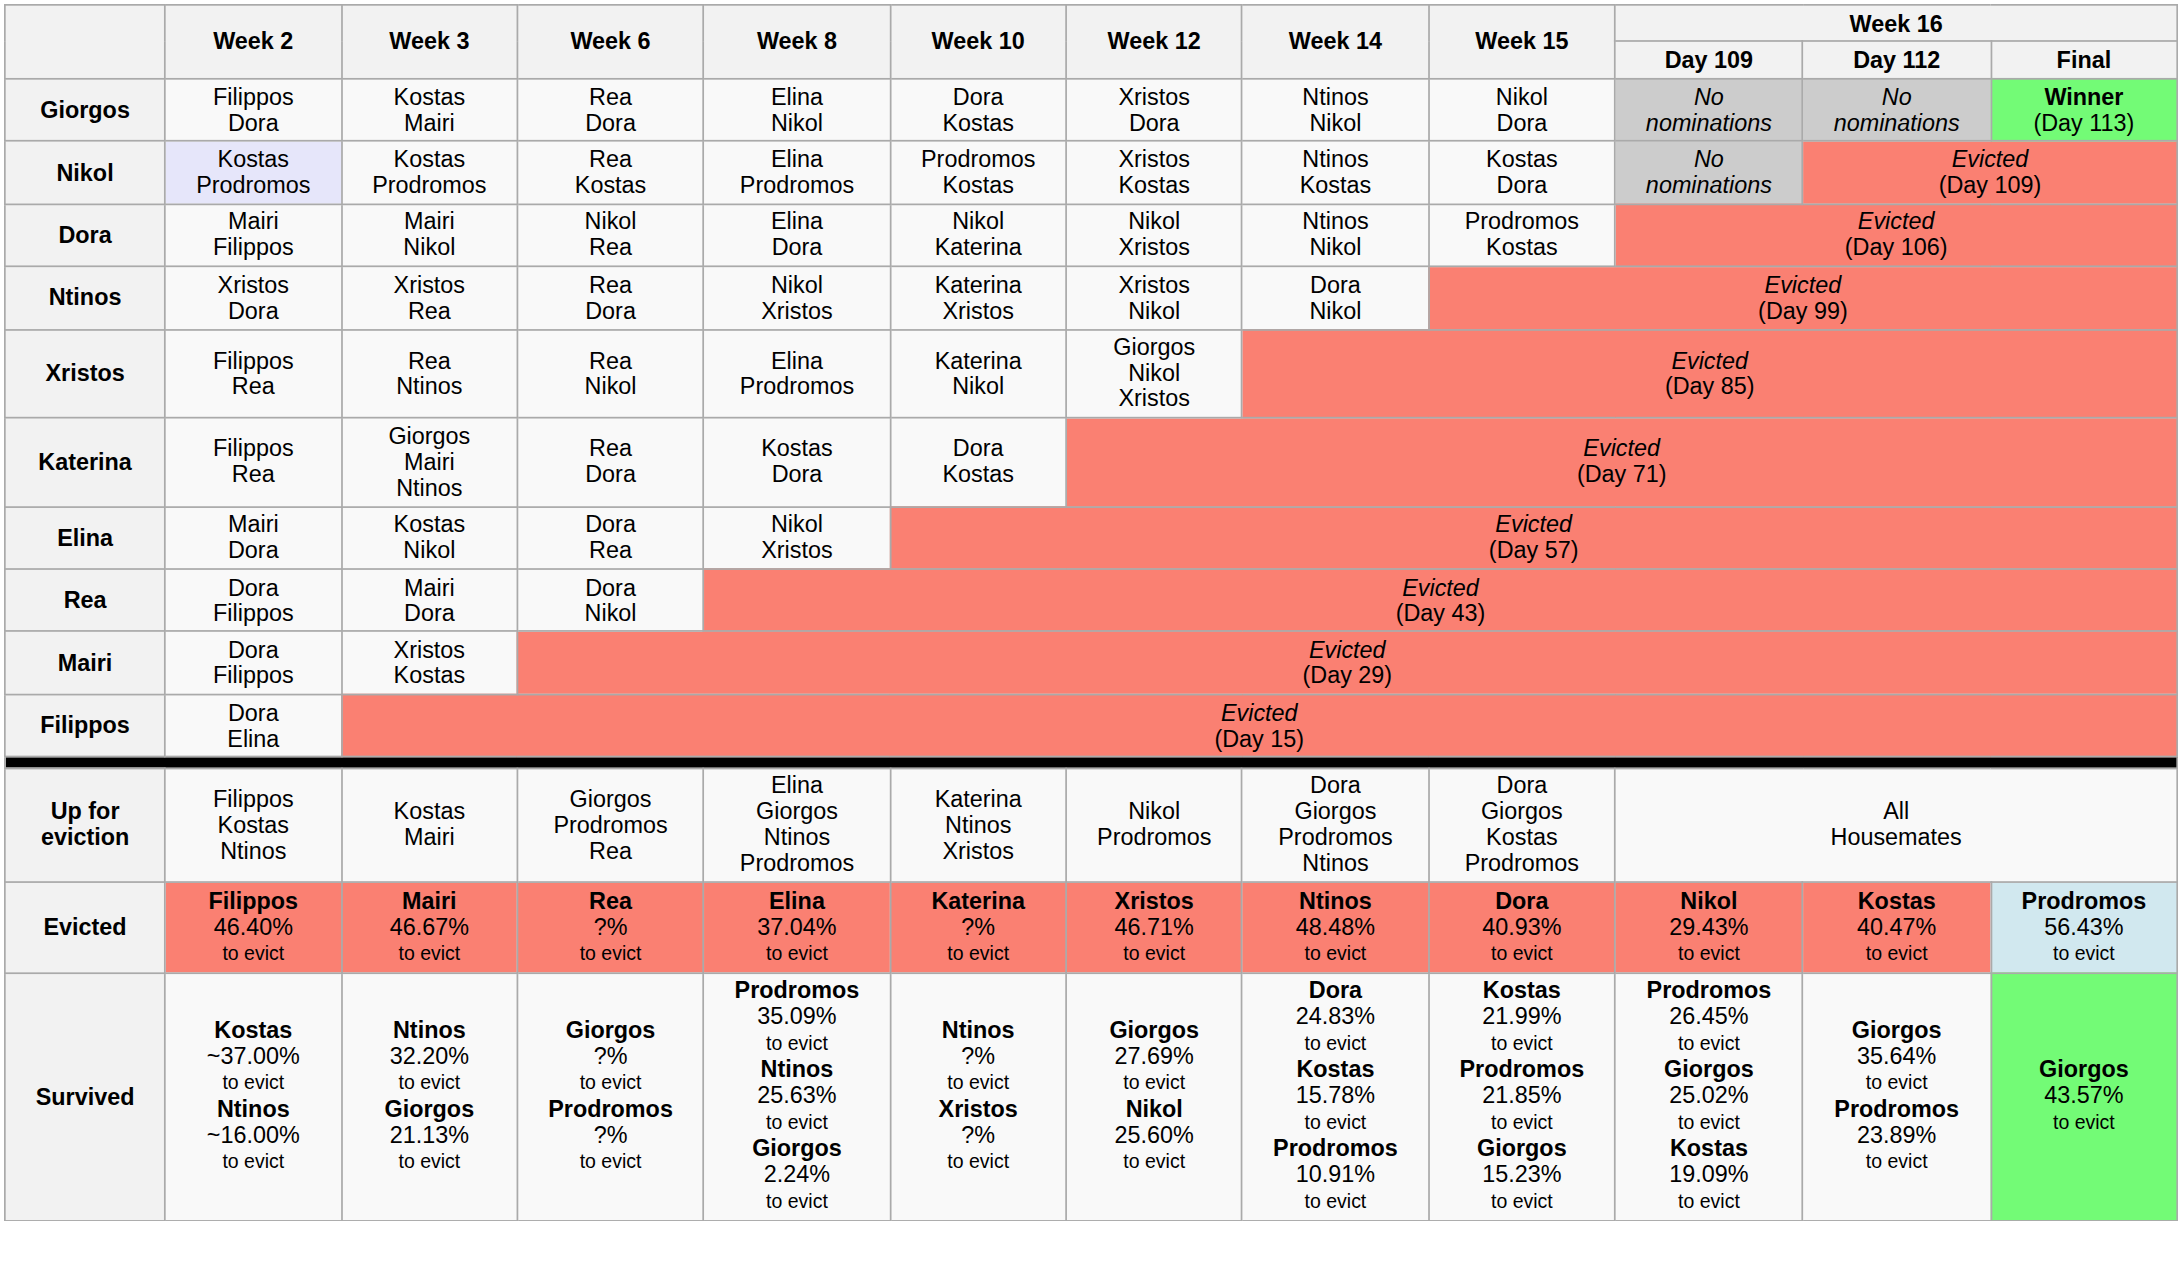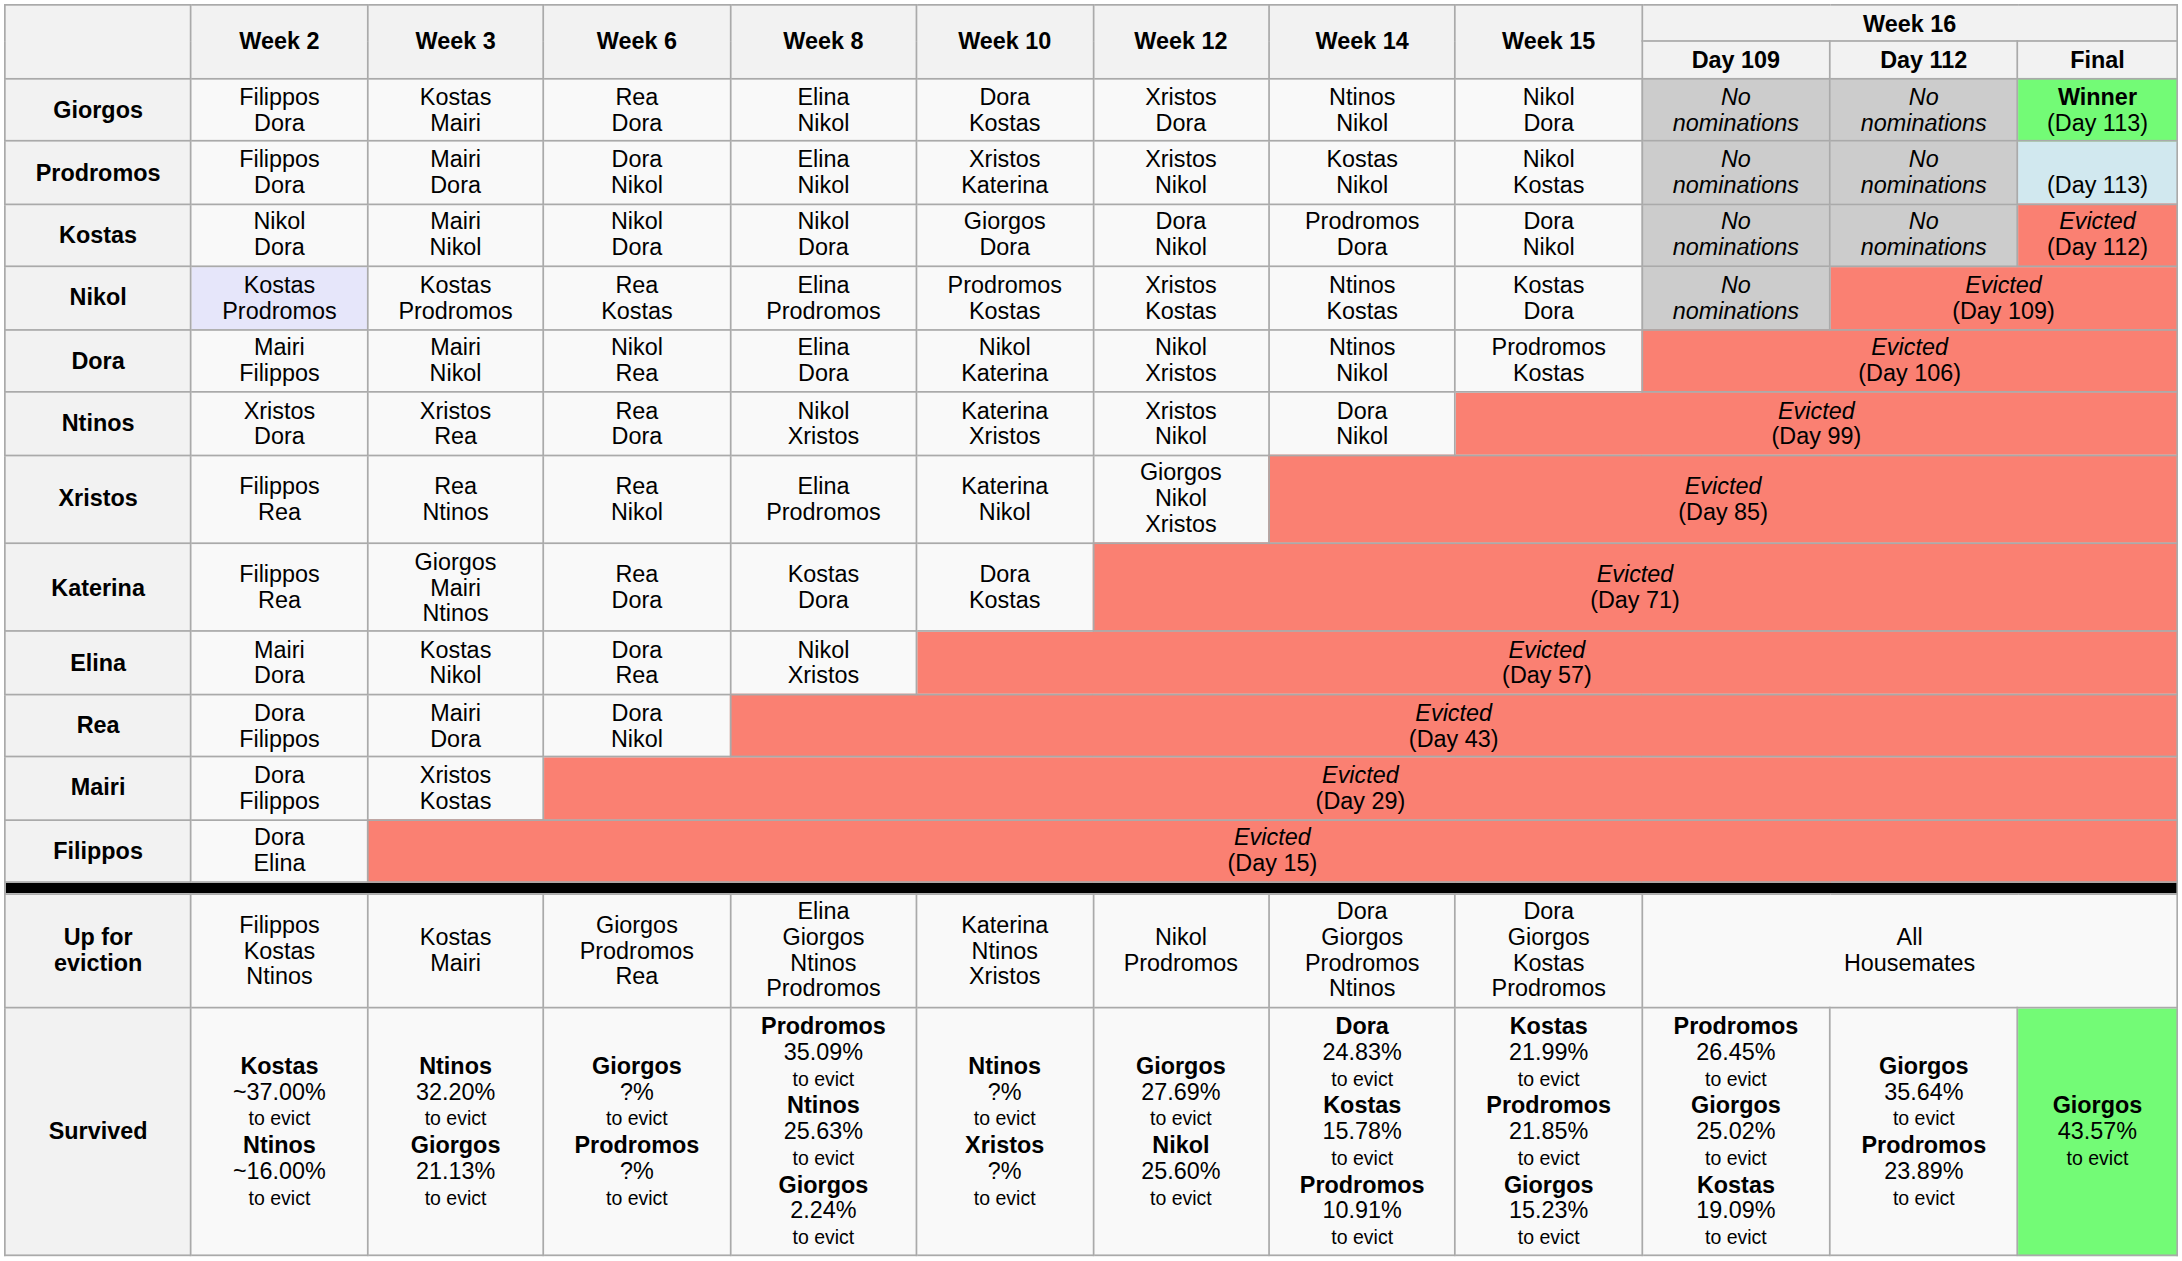+ row: (98, 172)
+ row: (98, 235)
- row: (85, 927)
